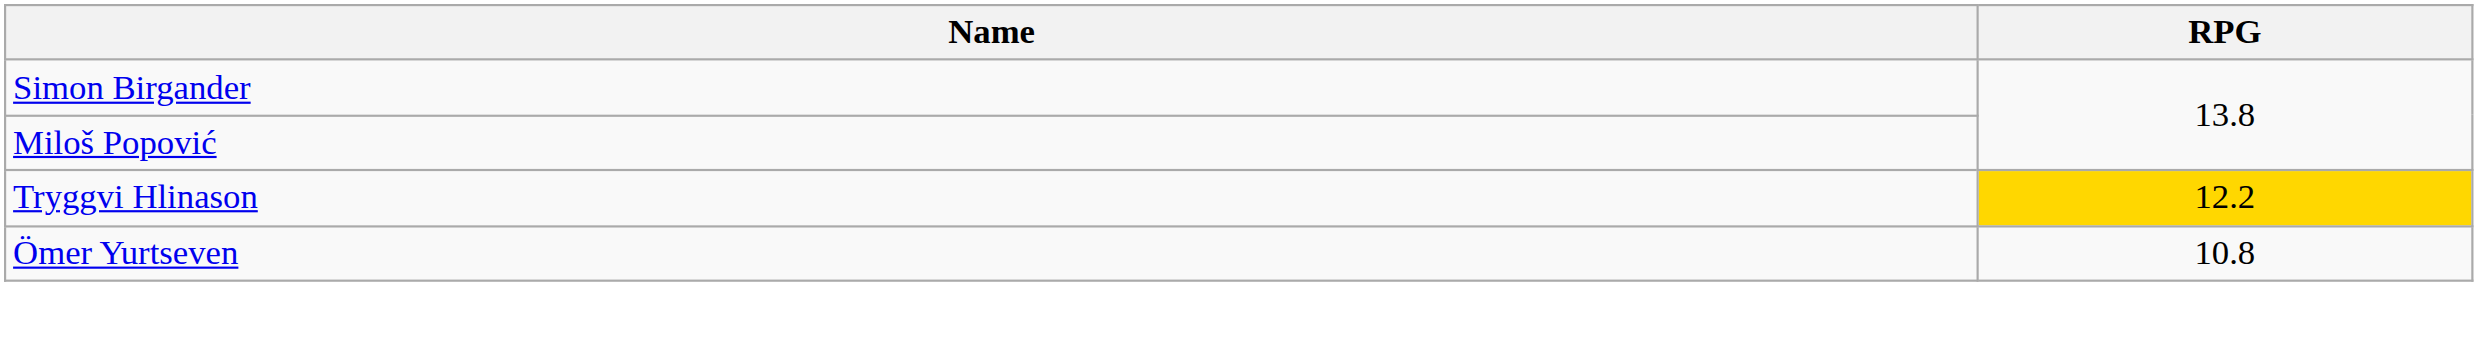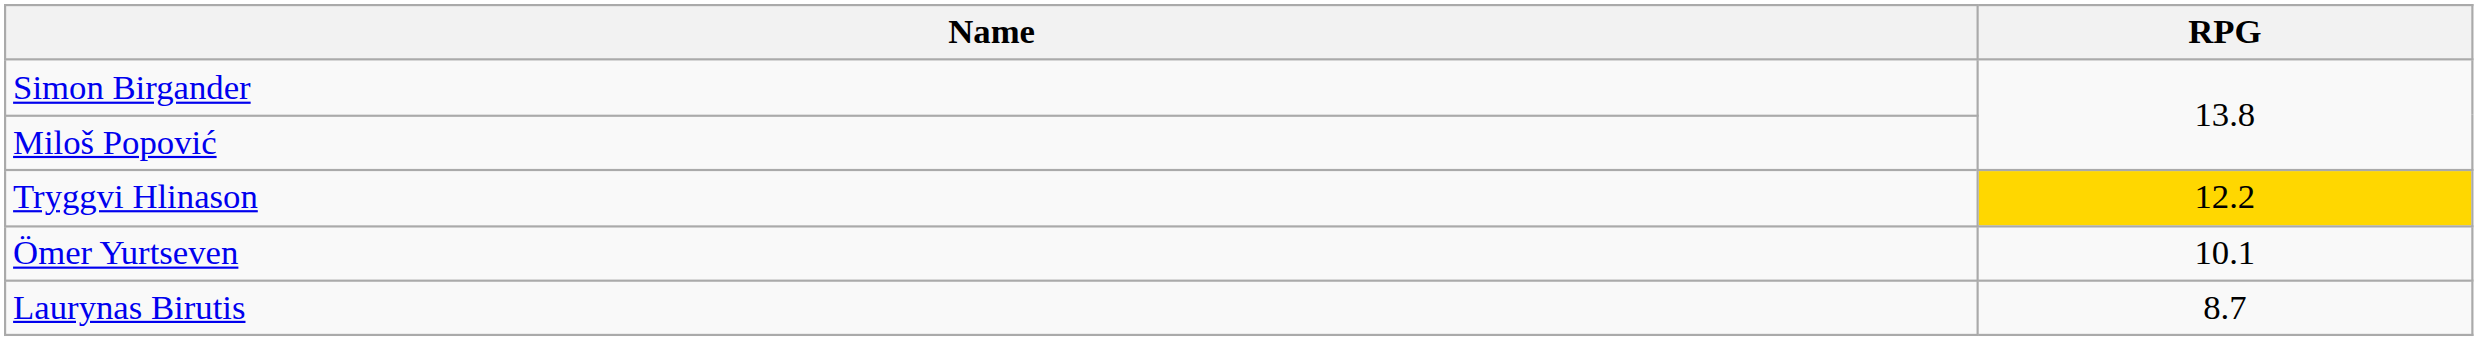(2225, 252) 10.8 -> (2225, 252) 10.1
+ row: (129, 307)
